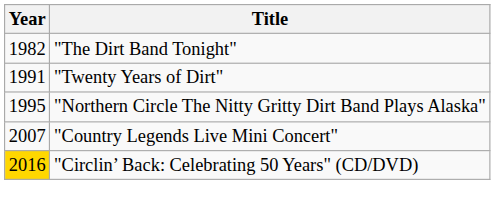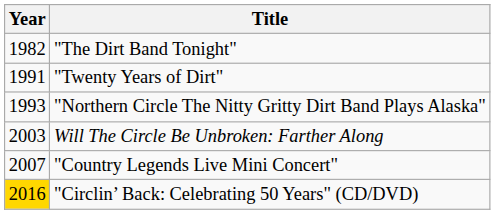(27, 106) 1995 -> (27, 106) 1993
+ row: (219, 135)
